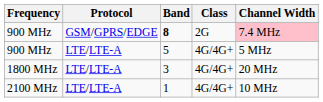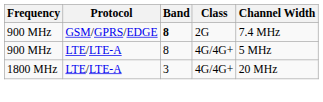(260, 32) pink background -> (260, 32) no background
(166, 50) 5 -> (166, 50) 8
- row: (32, 87)
